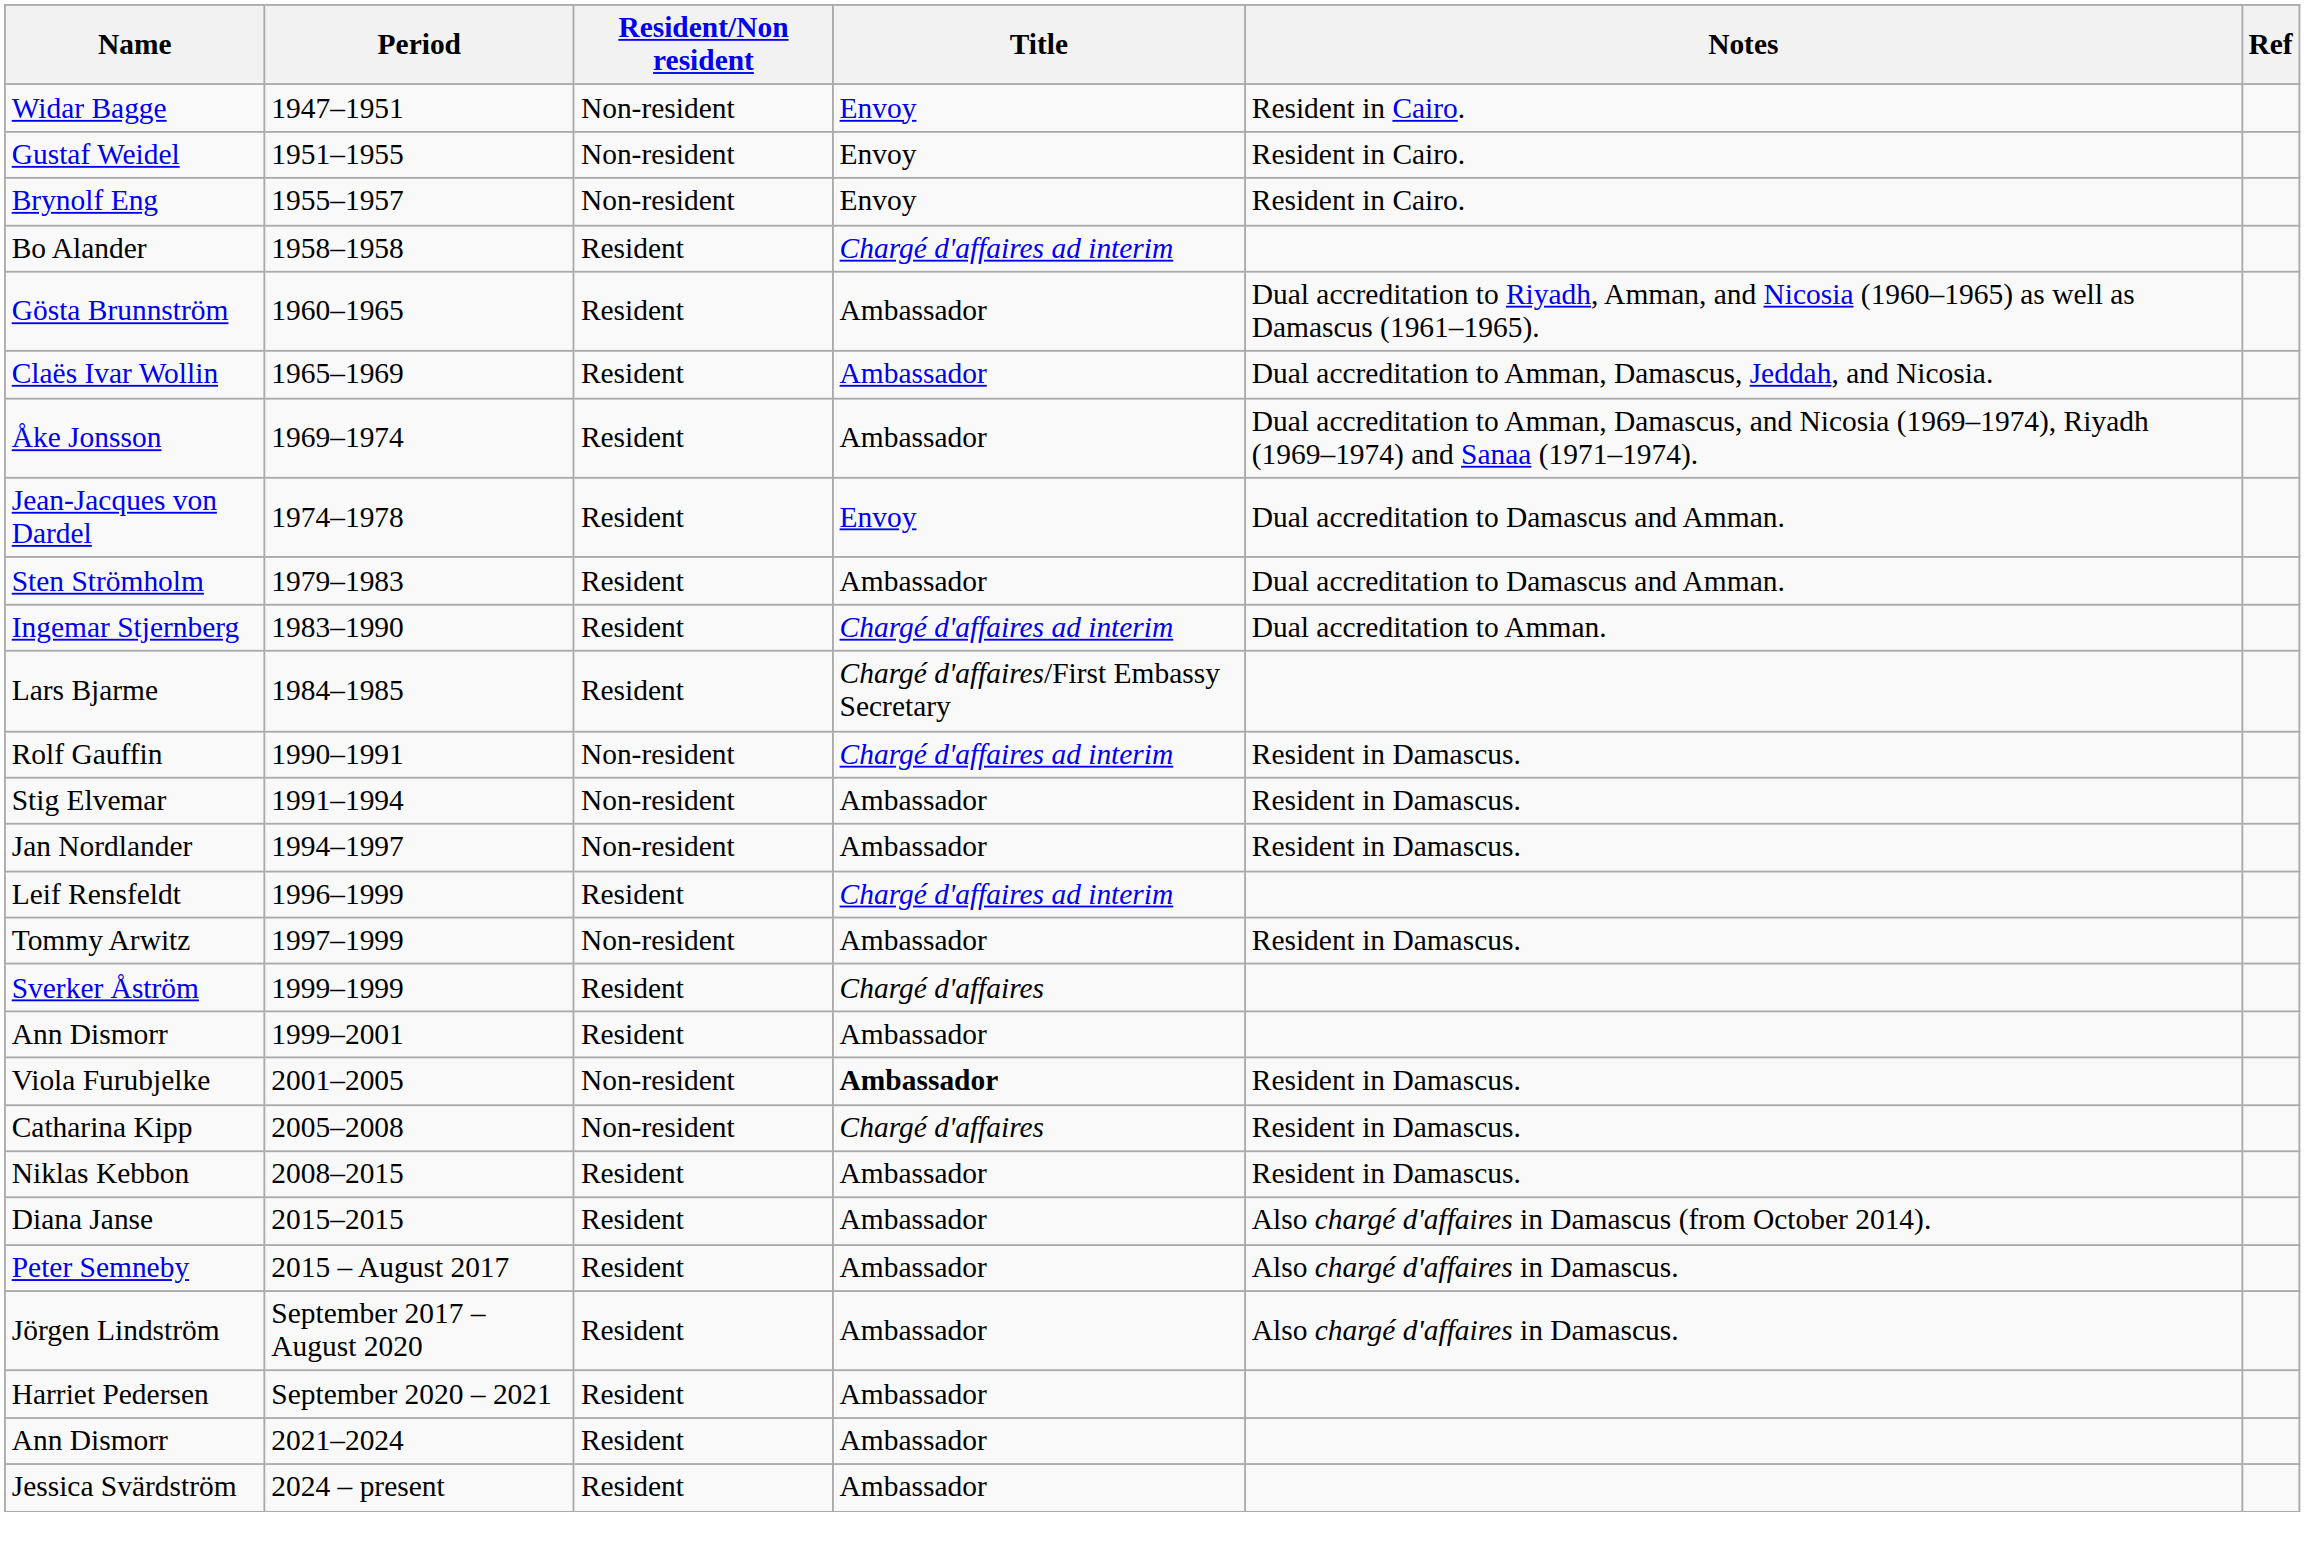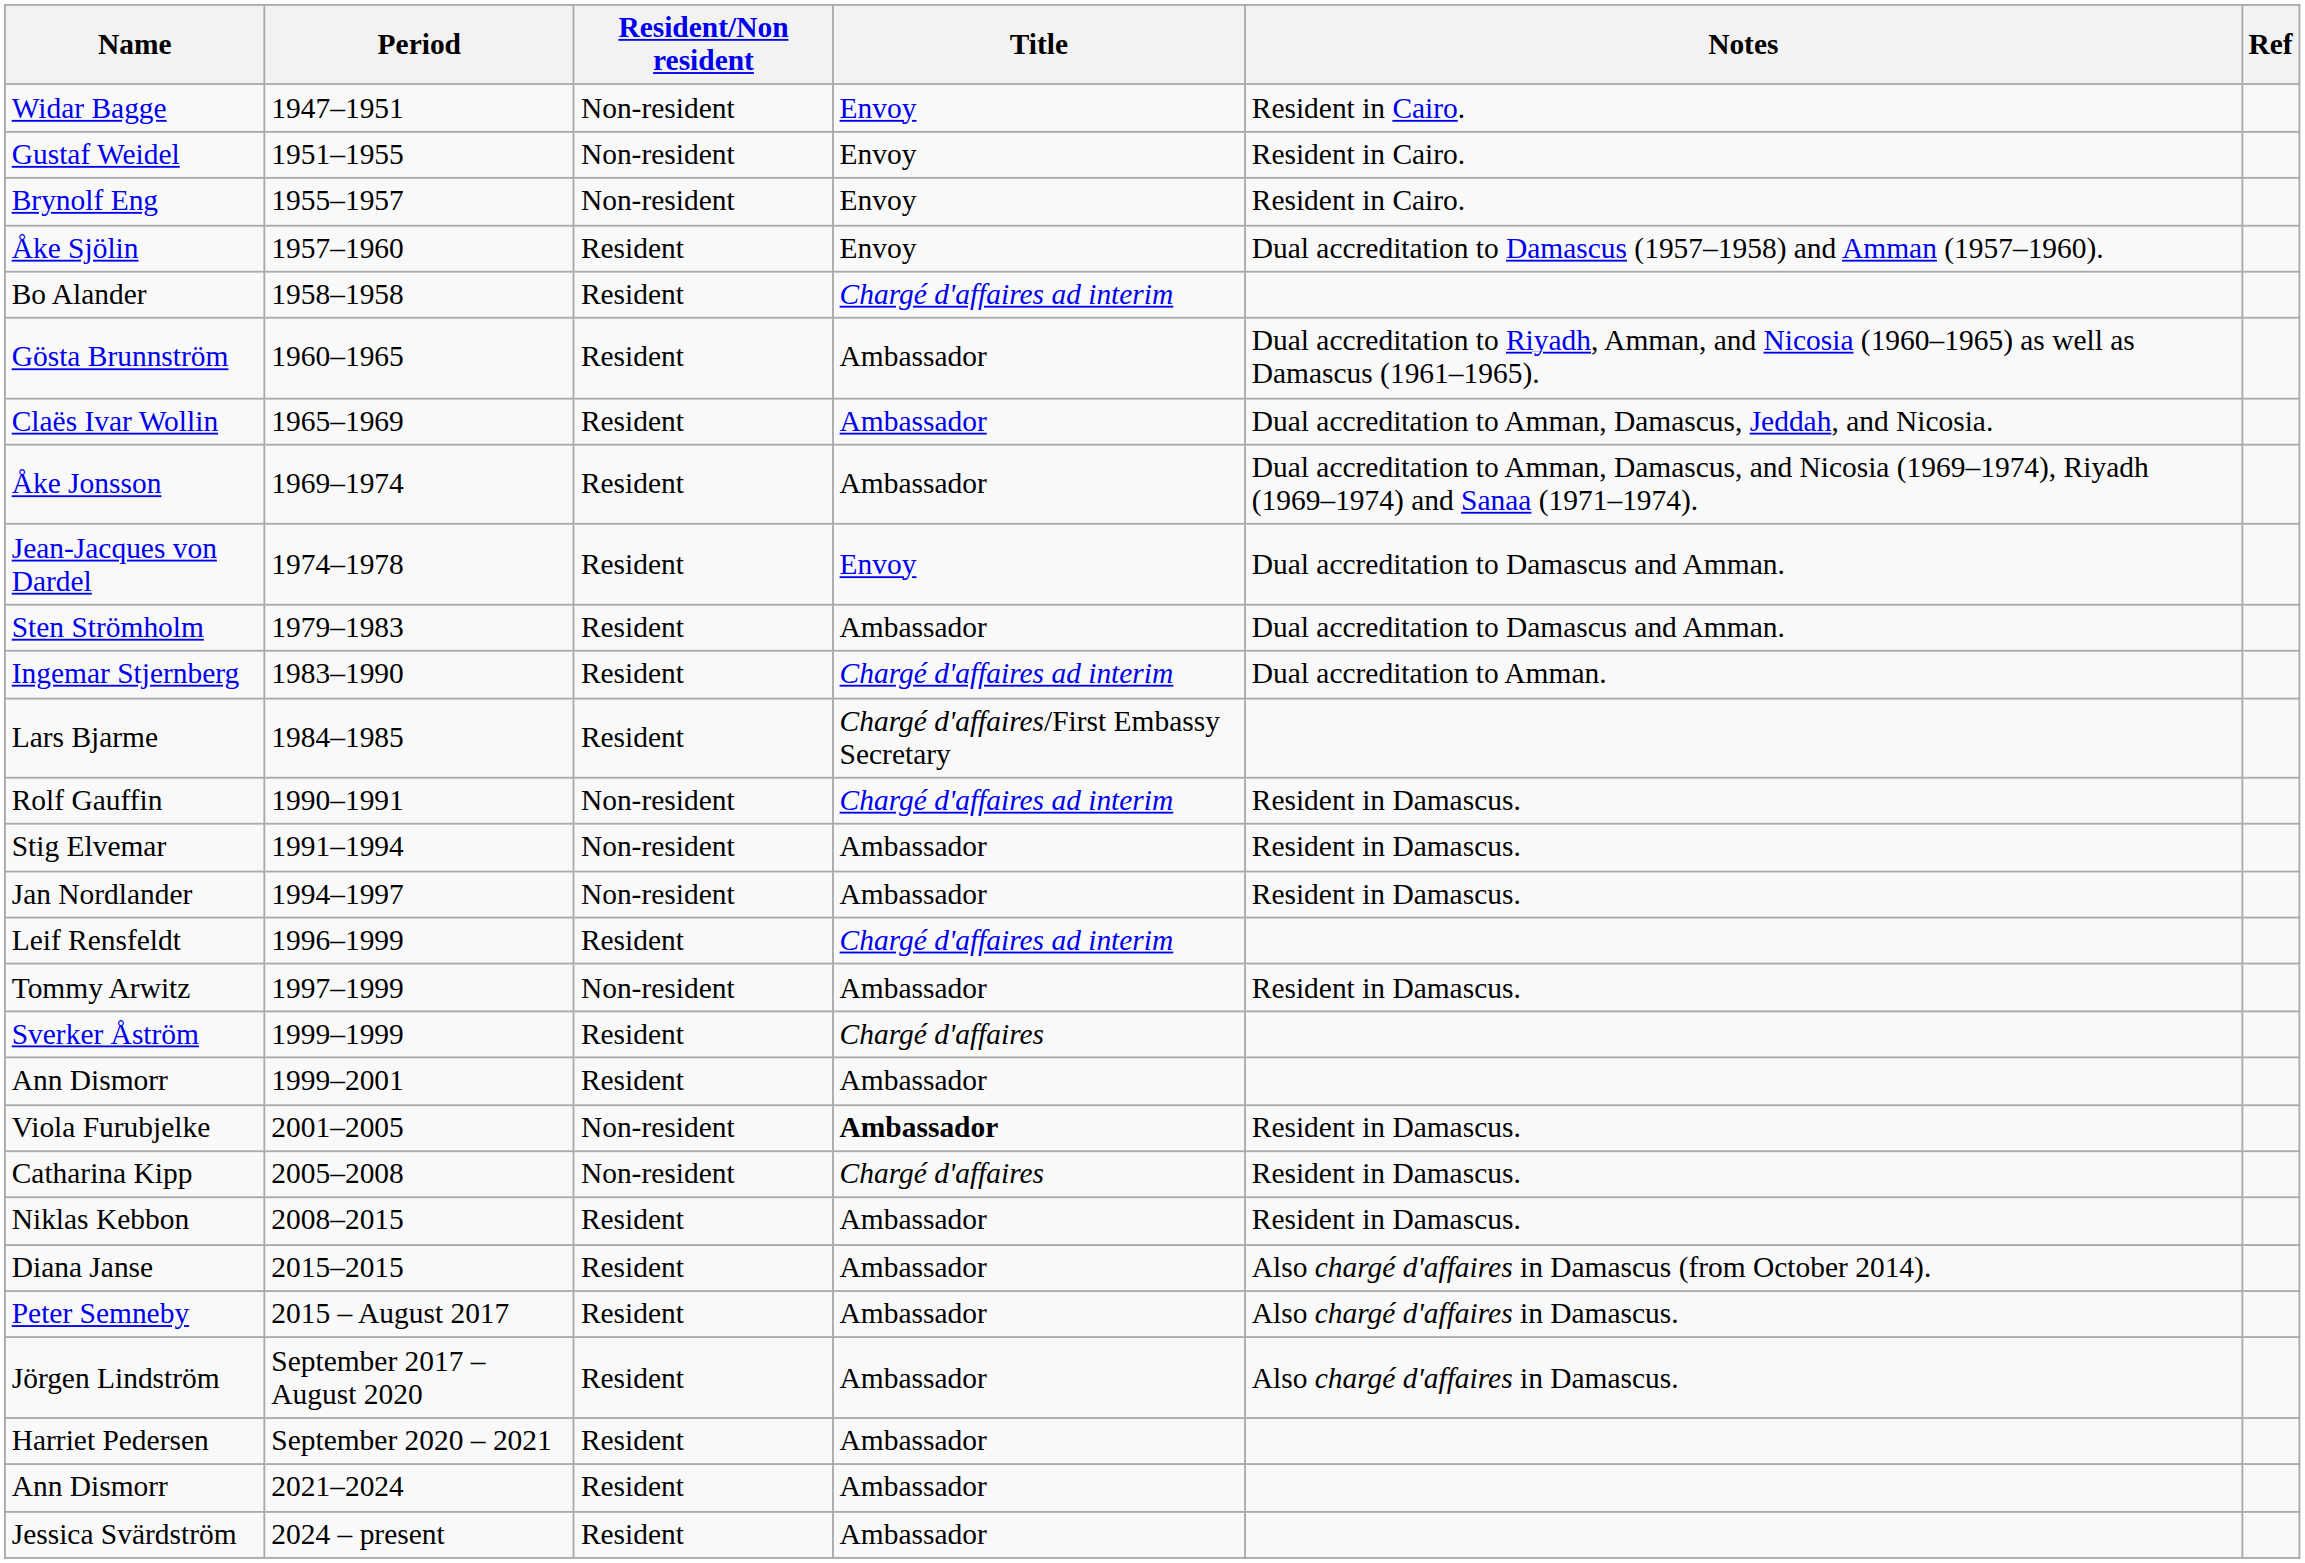+ row: (75, 247)
